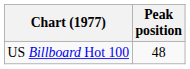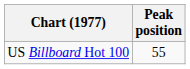(159, 52) 48 -> (159, 52) 55
